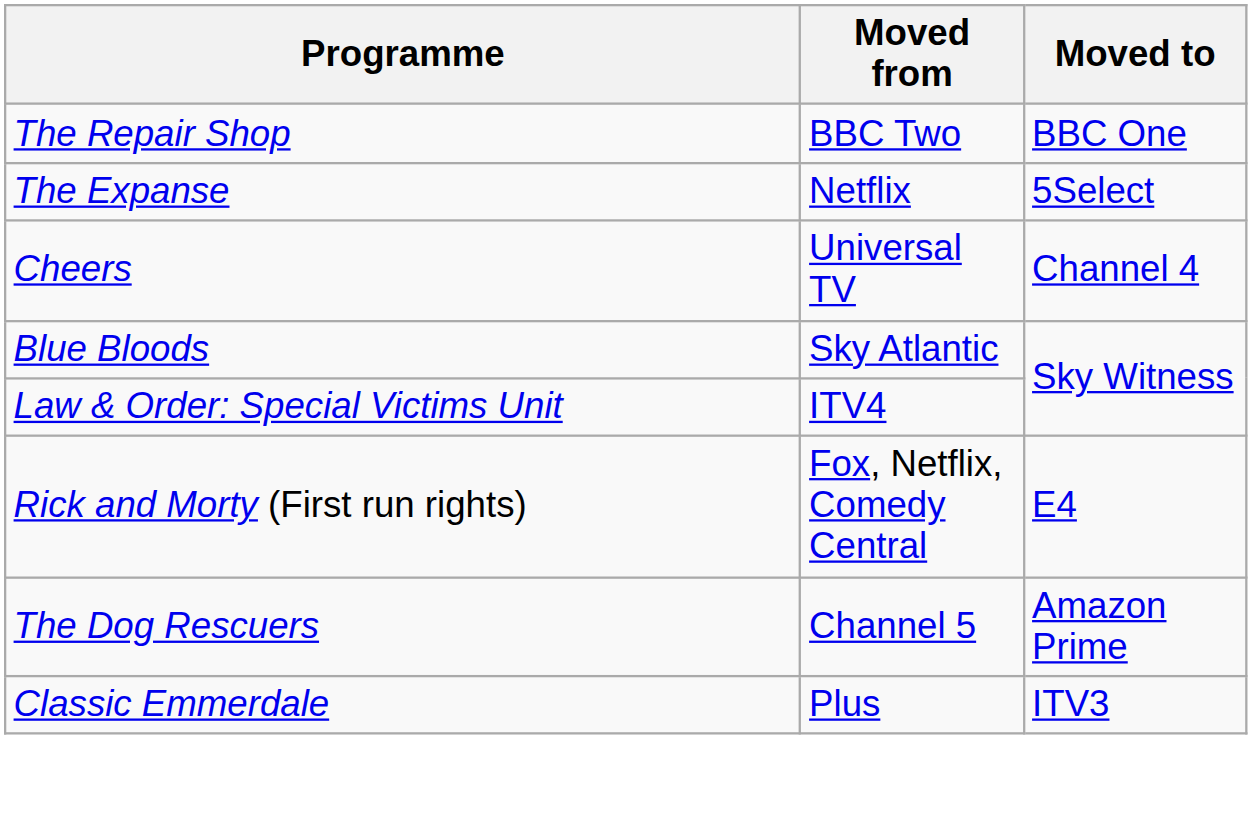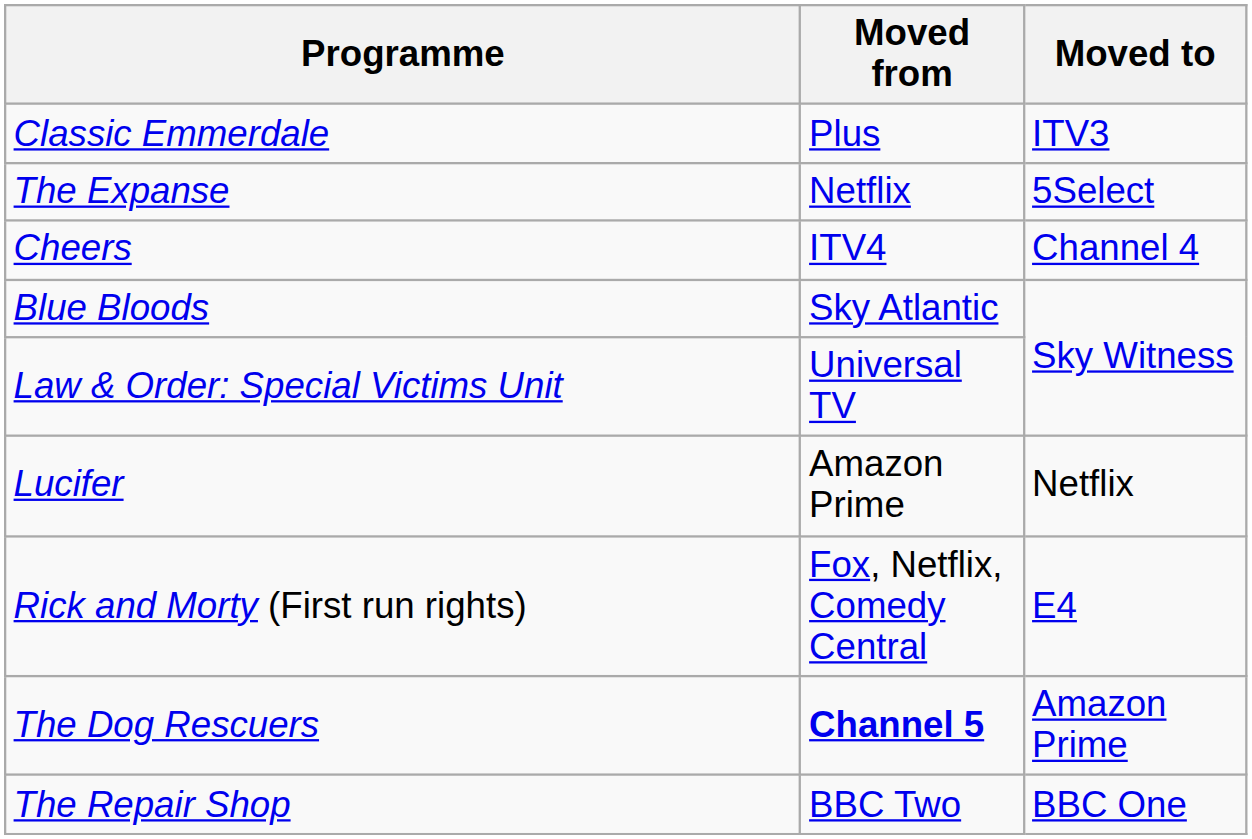rows swapped: (171, 704) <-> (152, 132)
(885, 269) Universal TV -> (848, 249) ITV4
(848, 406) ITV4 -> (885, 385) Universal TV
+ row: (69, 485)
(893, 625) normal -> (897, 725) bold
